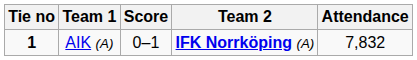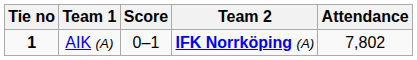(365, 42) 7,832 -> (365, 42) 7,802
